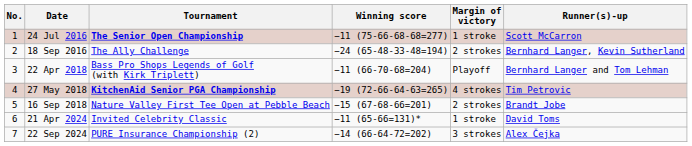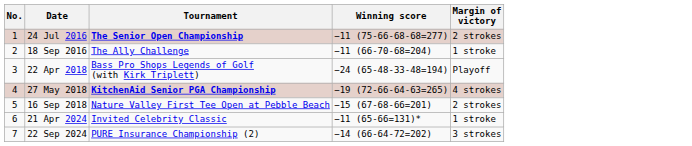- column: (595, 17)
(474, 37) 1 stroke -> (477, 37) 2 strokes
(391, 51) −24 (65-48-33-48=194) -> (383, 51) −11 (66-70-68=204)
(477, 51) 2 strokes -> (474, 51) 1 stroke
(383, 71) −11 (66-70-68=204) -> (391, 71) −24 (65-48-33-48=194)
